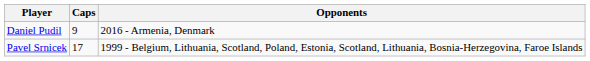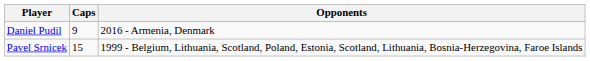(77, 47) 17 -> (77, 47) 15
